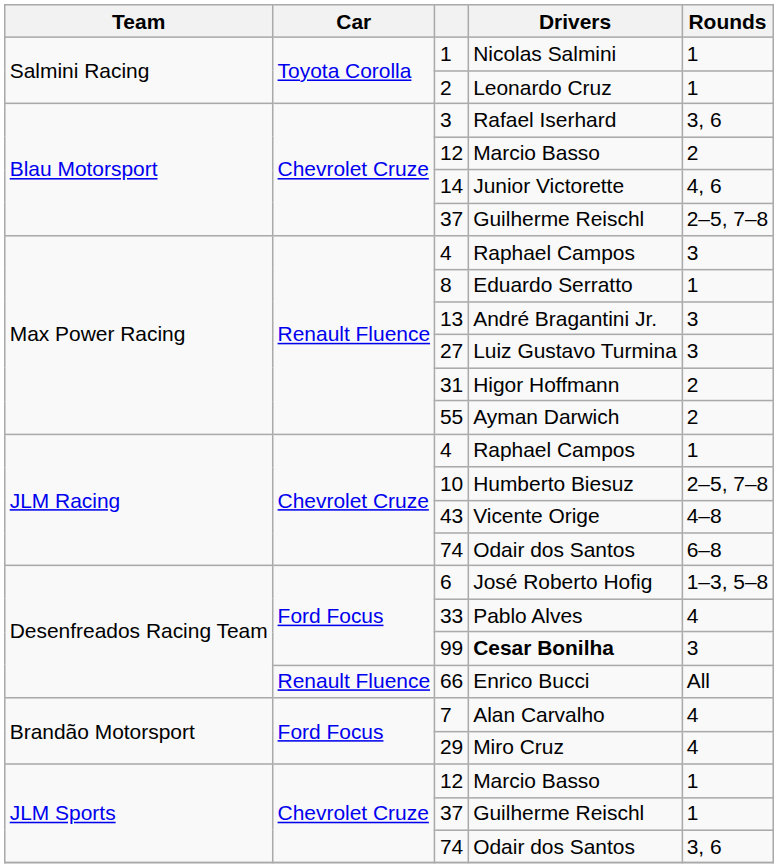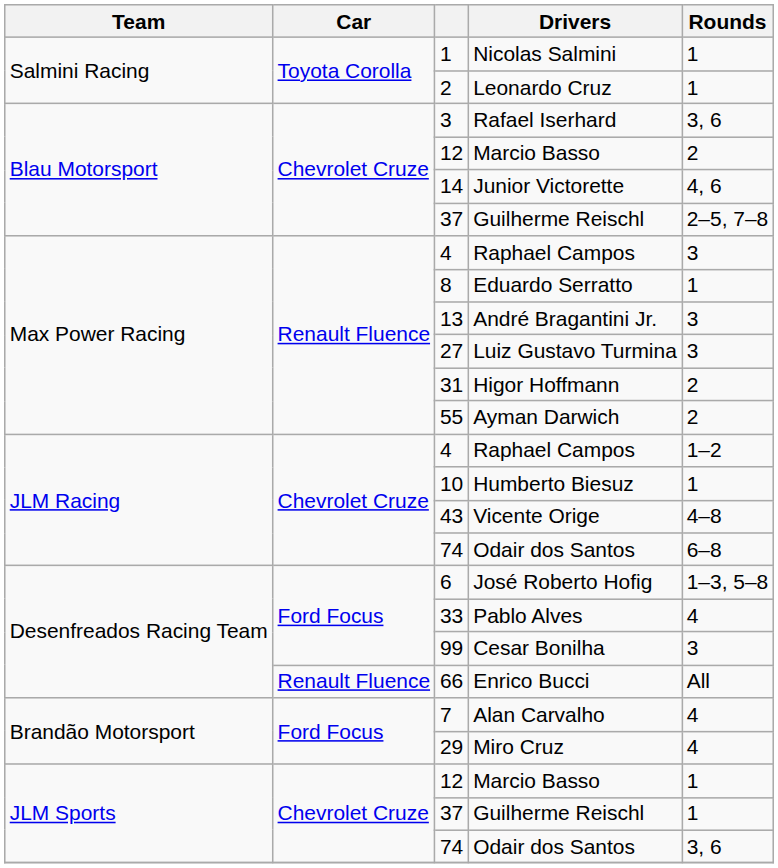(693, 450) 1 -> (704, 450) 1–2
(727, 483) 2–5, 7–8 -> (693, 483) 1
(544, 648) bold -> (539, 648) normal
